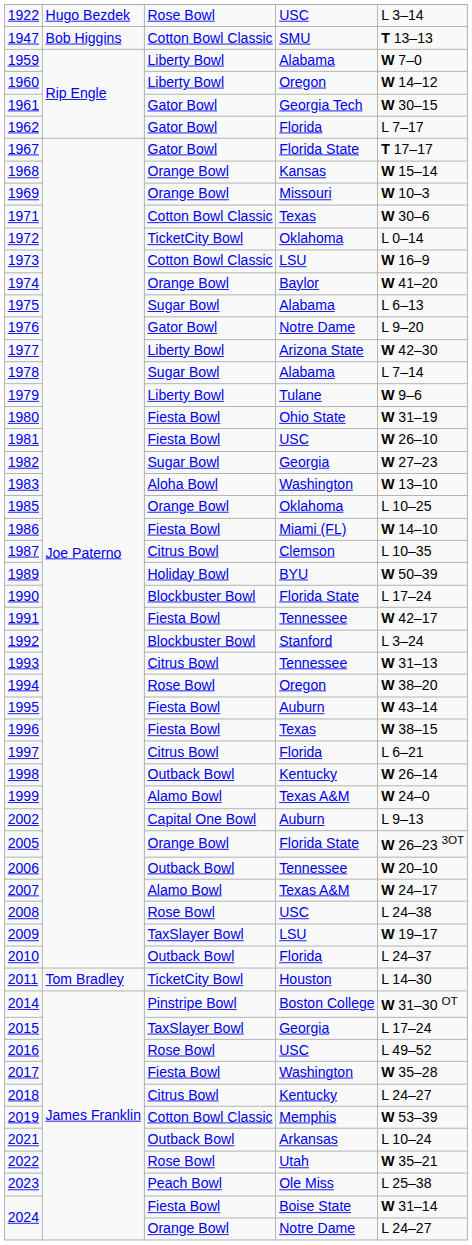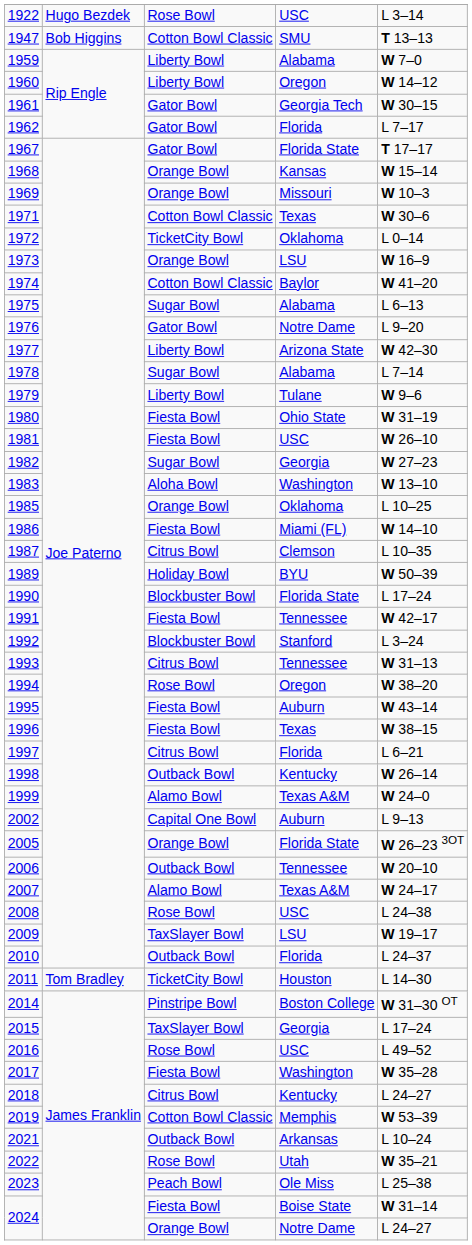(210, 261) Cotton Bowl Classic -> (188, 261) Orange Bowl
(188, 283) Orange Bowl -> (210, 283) Cotton Bowl Classic
